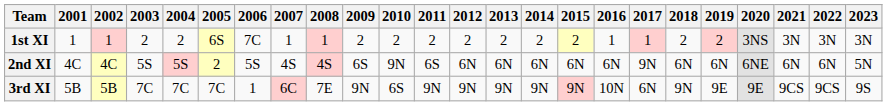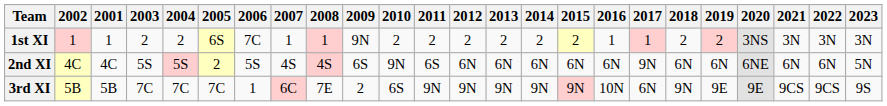columns swapped: (73, 16) <-> (109, 16)
(361, 40) 2 -> (361, 40) 9N
(361, 88) 9N -> (361, 88) 2
